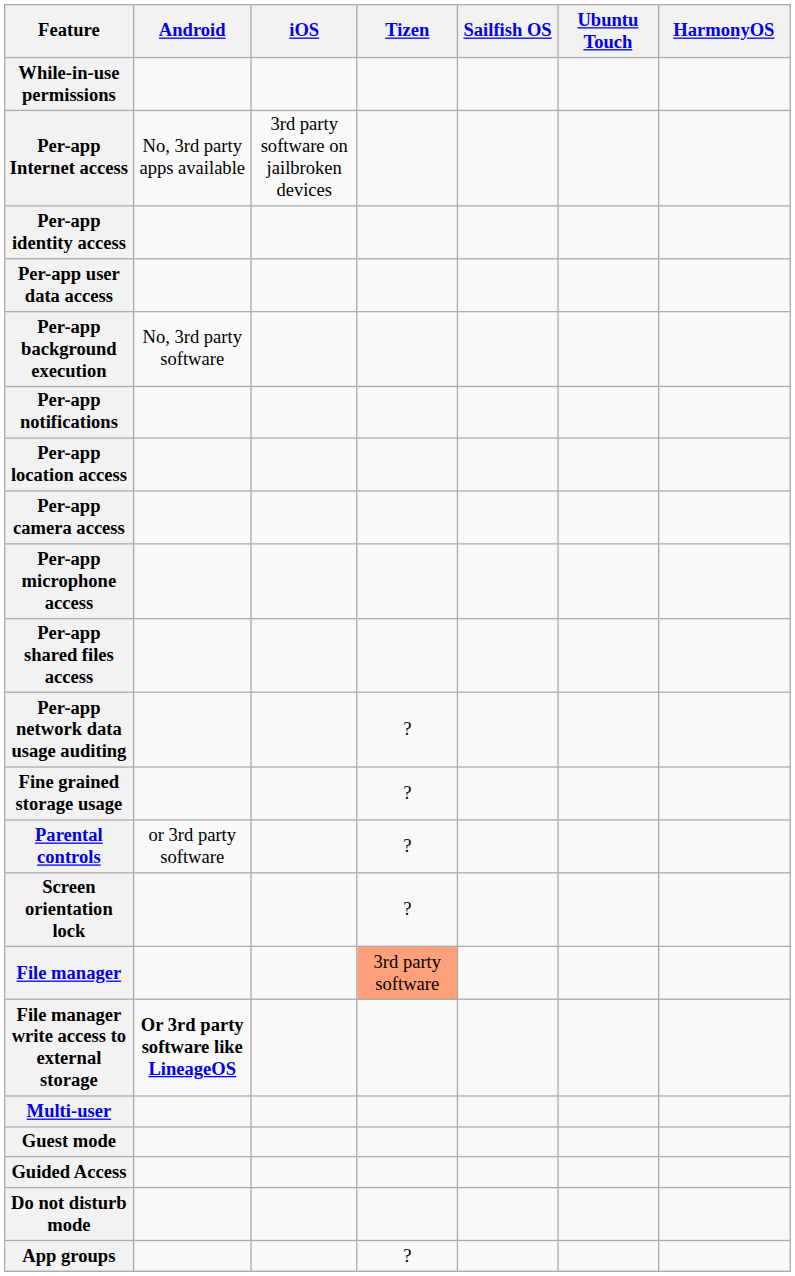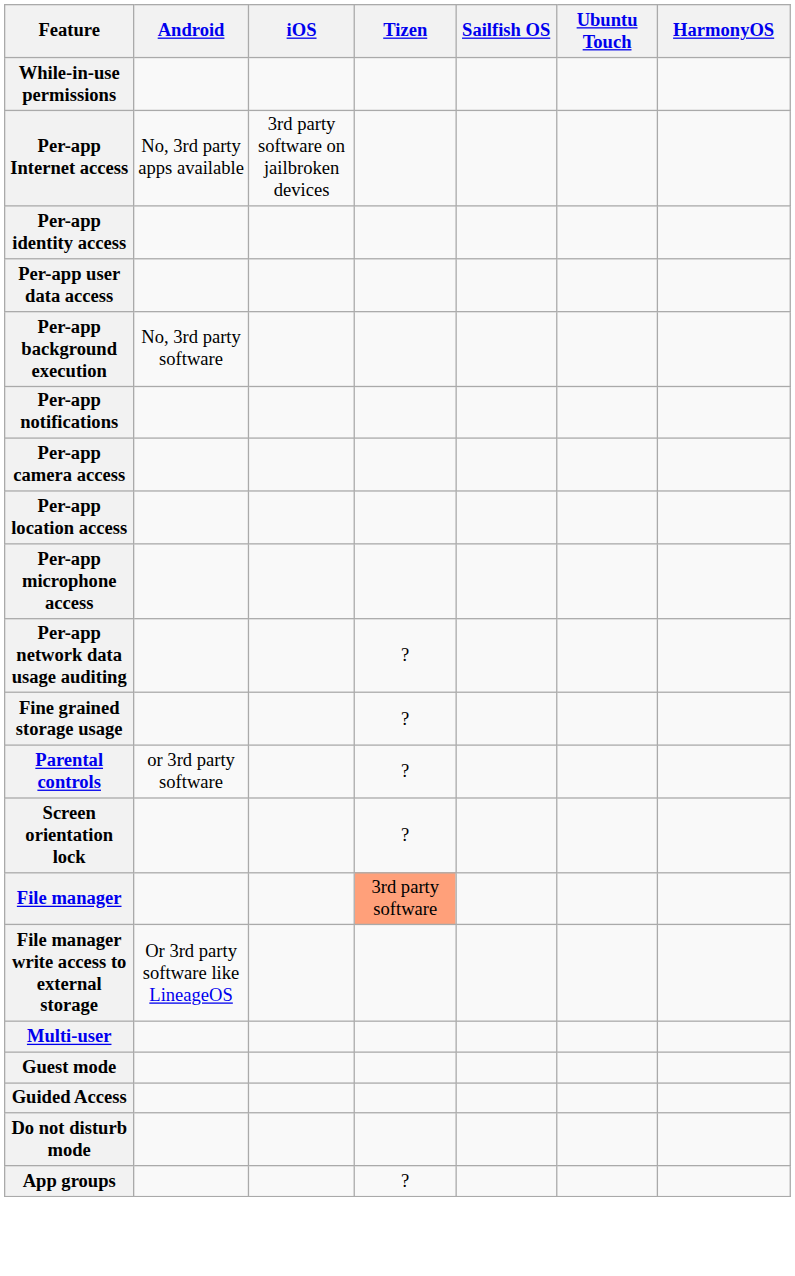rows swapped: (69, 464) <-> (69, 517)
- row: (69, 655)
(192, 1047) bold -> (191, 973) normal
